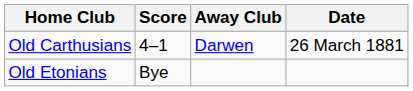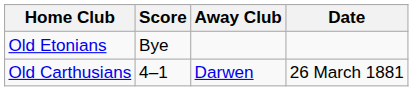rows swapped: (57, 72) <-> (70, 45)
